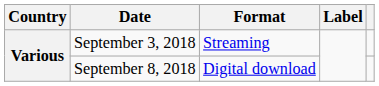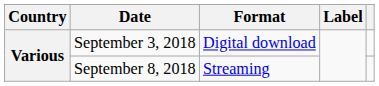(236, 42) Streaming -> (259, 42) Digital download
(259, 68) Digital download -> (236, 68) Streaming
